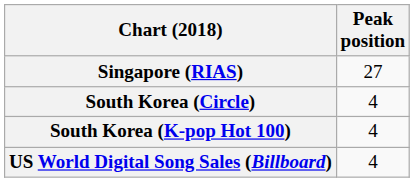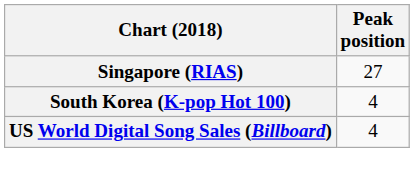- row: (170, 101)
